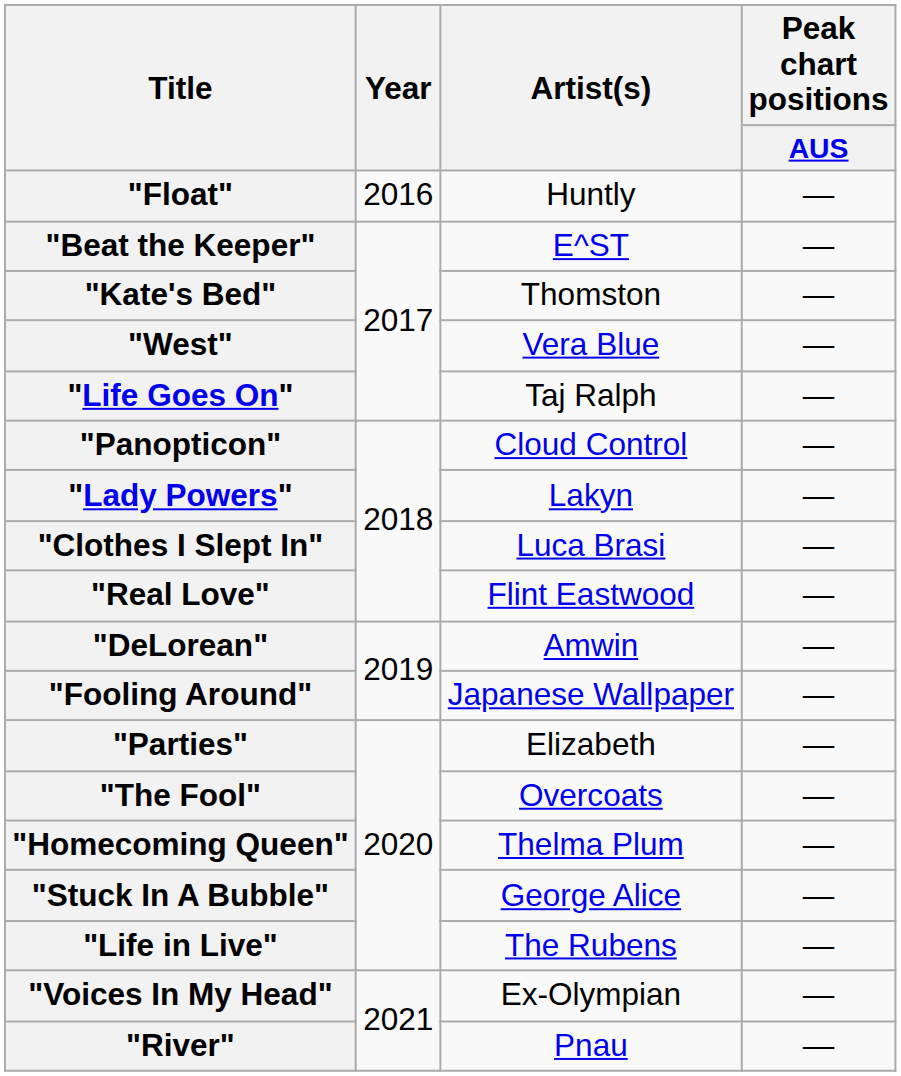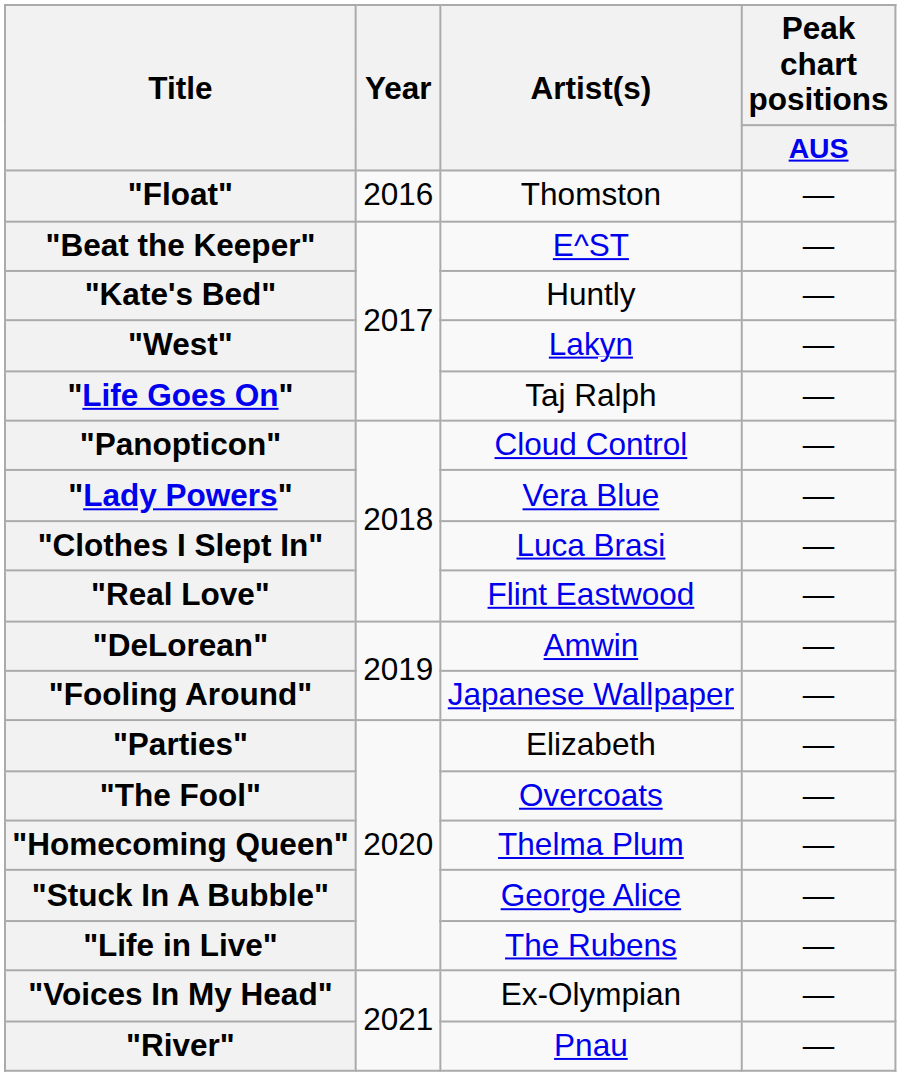(591, 195) Huntly -> (591, 195) Thomston
(591, 295) Thomston -> (591, 295) Huntly
(591, 345) Vera Blue -> (591, 345) Lakyn
(591, 495) Lakyn -> (591, 495) Vera Blue
